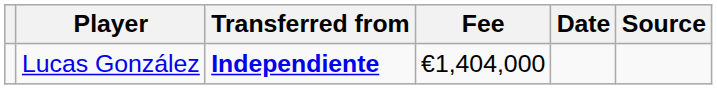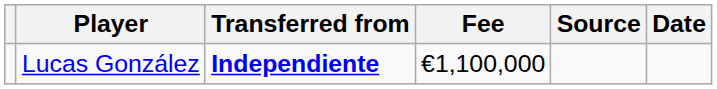columns swapped: (584, 24) <-> (664, 24)
(483, 63) €1,404,000 -> (483, 63) €1,100,000
